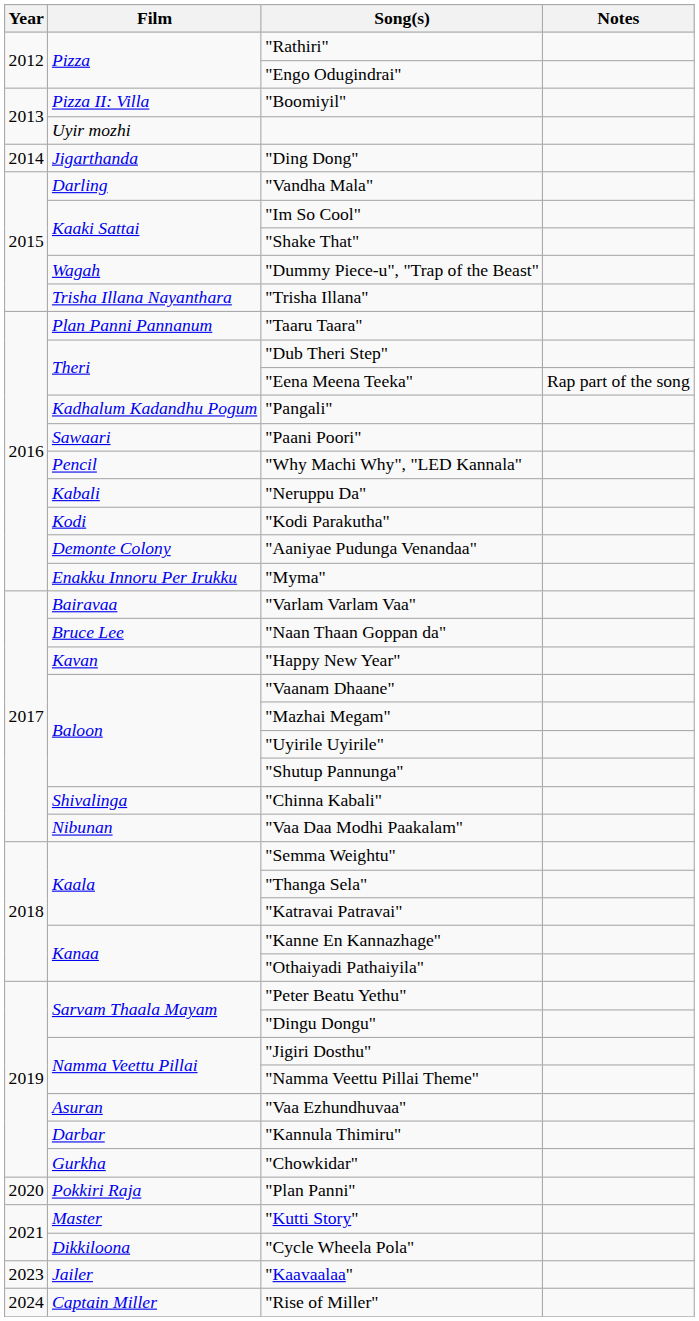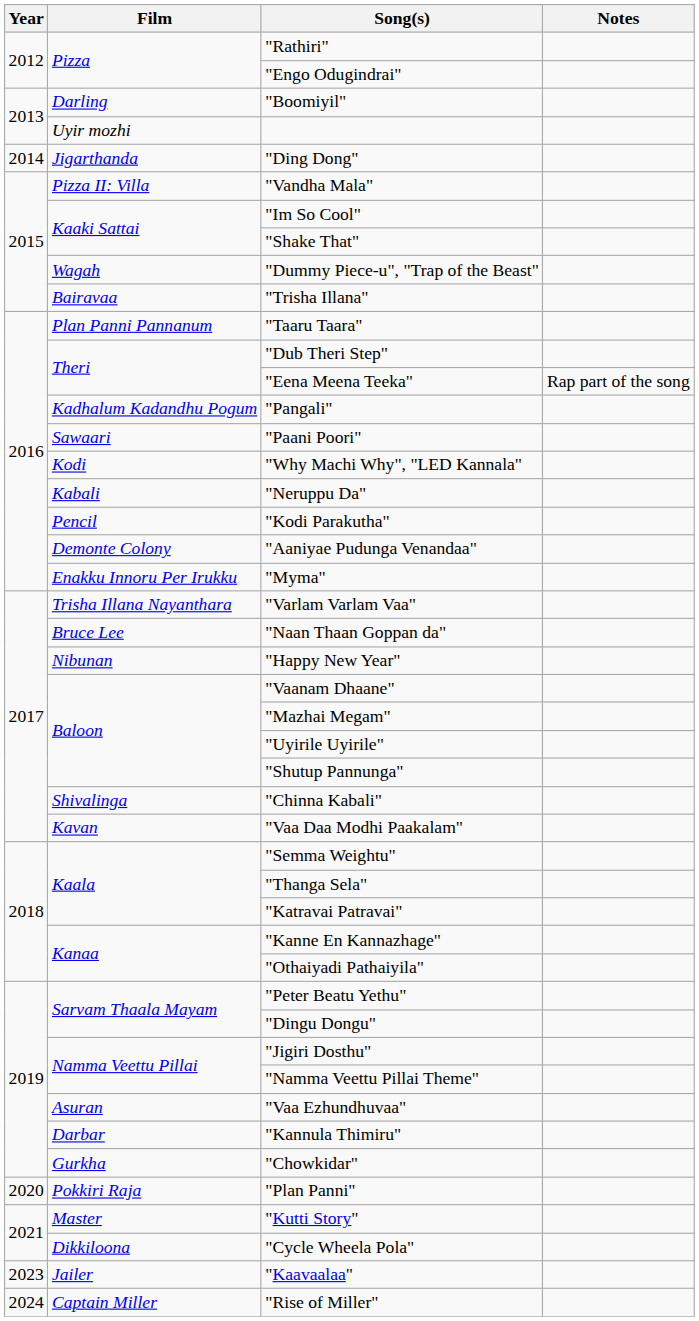(101, 102) Pizza II: Villa -> (80, 102) Darling
(80, 185) Darling -> (101, 185) Pizza II: Villa
(142, 297) Trisha Illana Nayanthara -> (85, 297) Bairavaa
(74, 465) Pencil -> (69, 465) Kodi
(69, 520) Kodi -> (74, 520) Pencil
(85, 604) Bairavaa -> (142, 604) Trisha Illana Nayanthara
(75, 660) Kavan -> (82, 660) Nibunan
(82, 827) Nibunan -> (75, 827) Kavan
